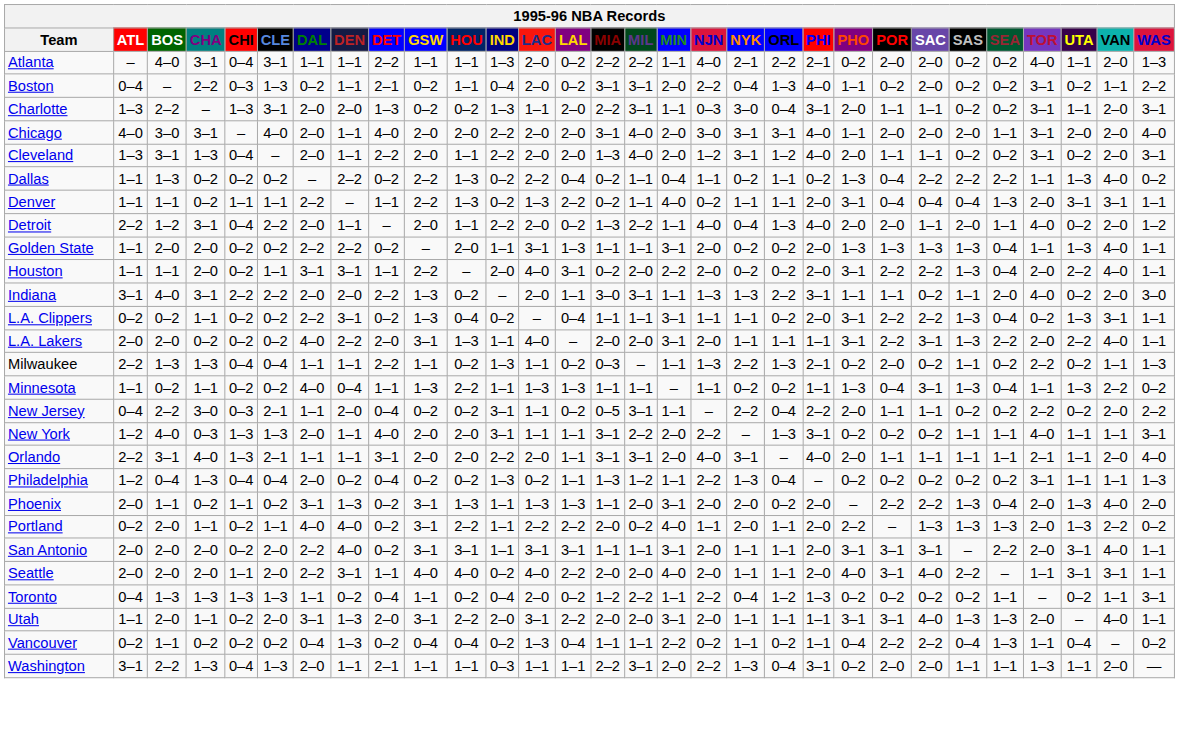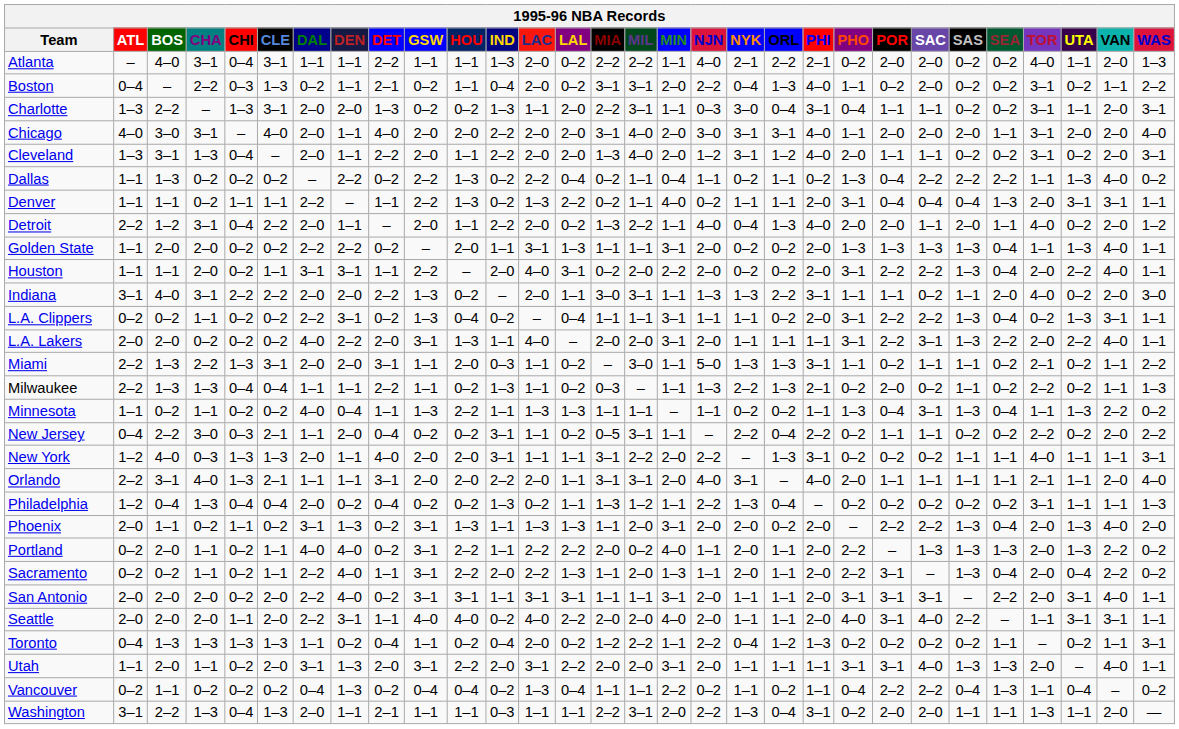(853, 109) 2–0 -> (853, 109) 0–4
+ row: (28, 365)
(853, 411) 2–0 -> (853, 434) 0–2
+ row: (48, 573)
